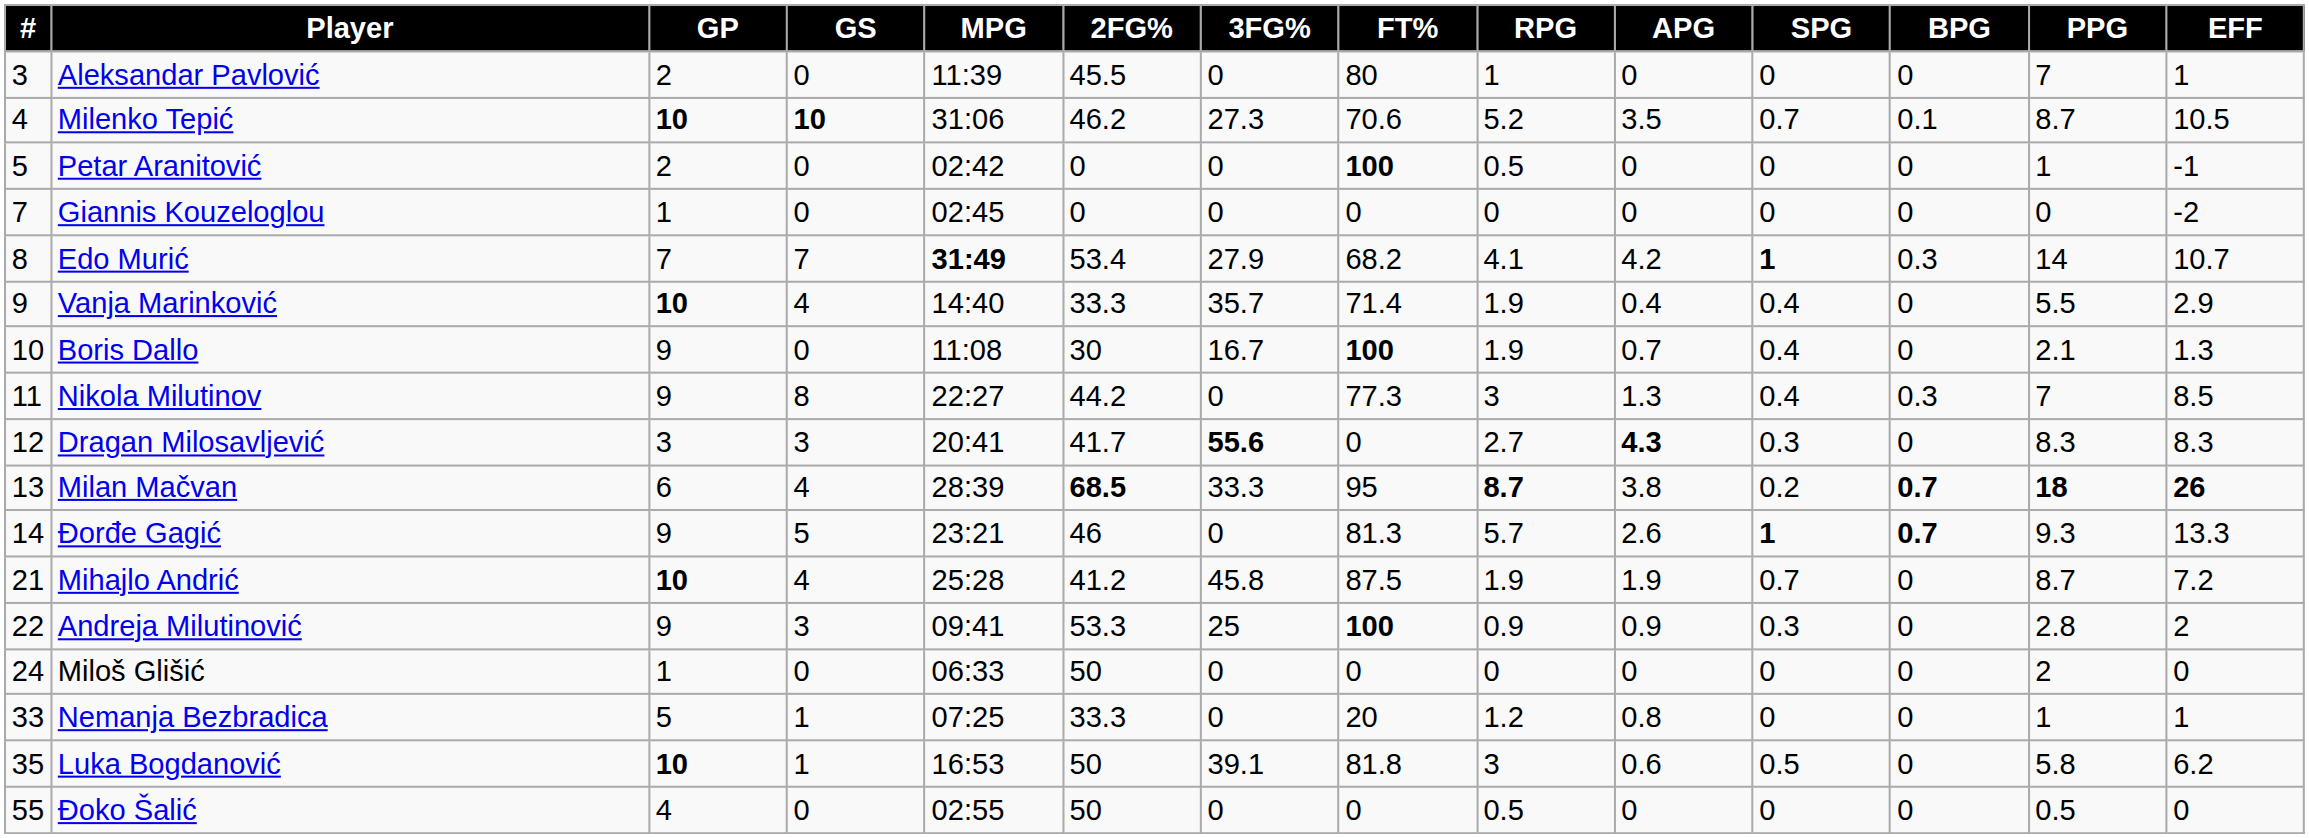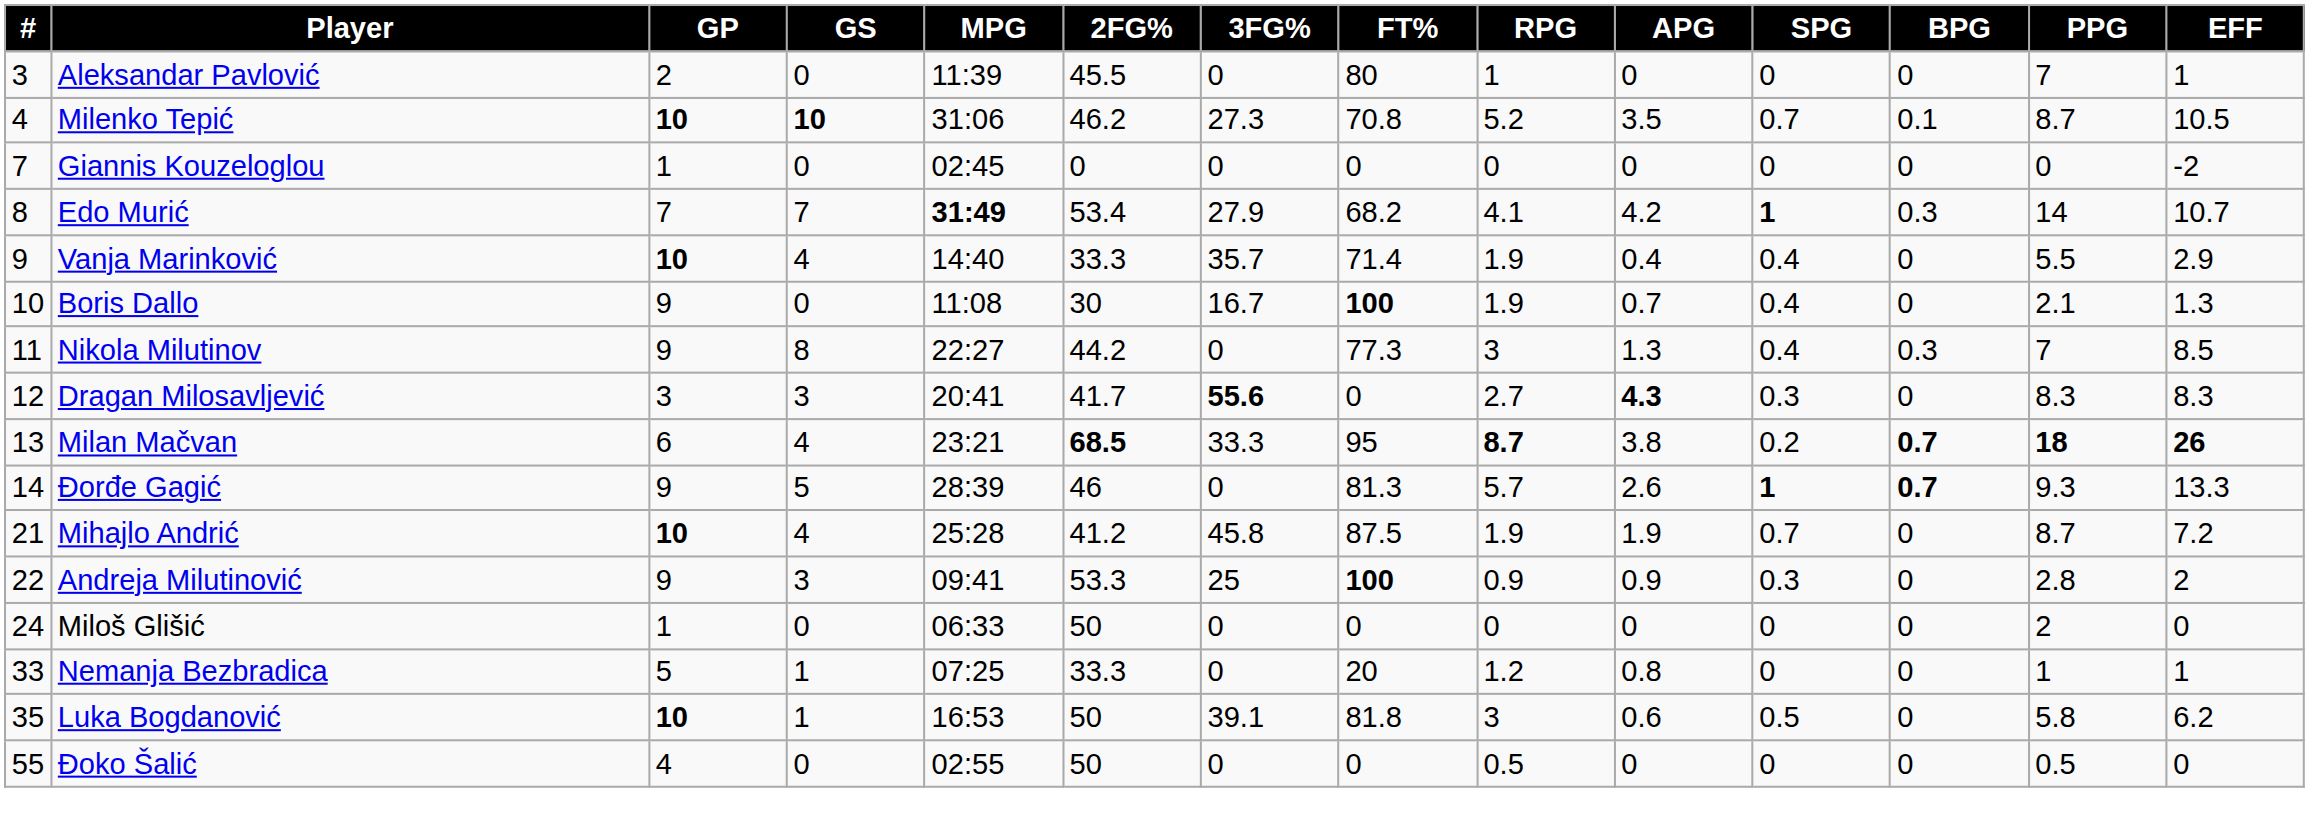(1374, 120) 70.6 -> (1374, 120) 70.8
- row: (160, 166)
(968, 488) 28:39 -> (968, 442) 23:21
(968, 534) 23:21 -> (968, 488) 28:39
